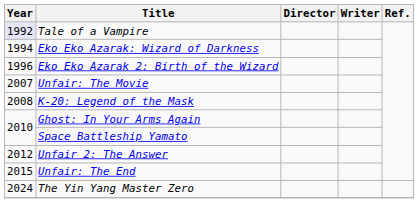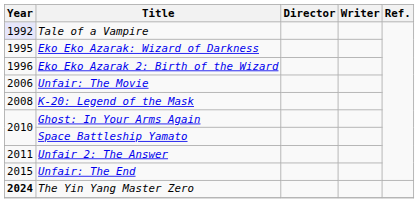(20, 48) 1994 -> (20, 48) 1995
(20, 84) 2007 -> (20, 84) 2006
(20, 154) 2012 -> (20, 154) 2011
(20, 189) normal -> (20, 189) bold
